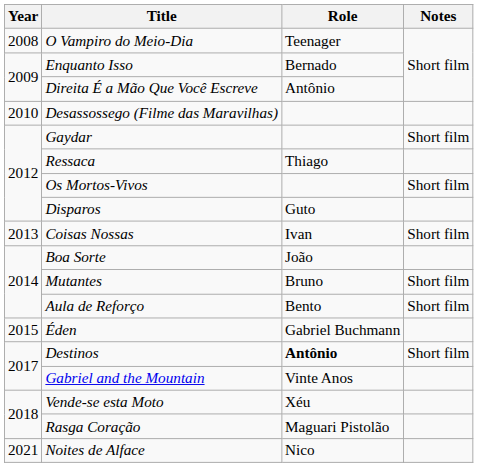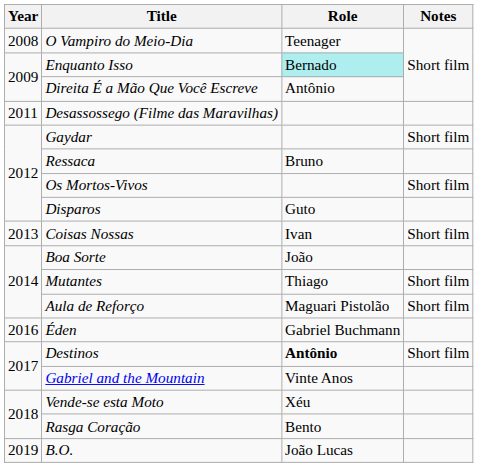(311, 64) no background -> (311, 64) paleturquoise background
(23, 112) 2010 -> (23, 112) 2011
(307, 161) Thiago -> (304, 161) Bruno
(304, 281) Bruno -> (307, 281) Thiago
(303, 305) Bento -> (337, 305) Maguari Pistolão
(23, 329) 2015 -> (23, 329) 2016
(337, 426) Maguari Pistolão -> (303, 426) Bento
+ row: (59, 450)
- row: (95, 450)
